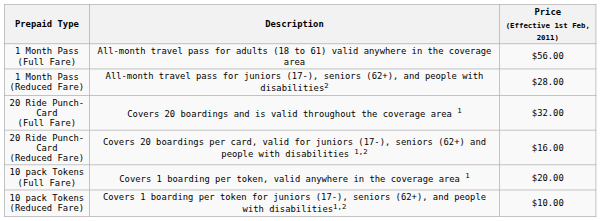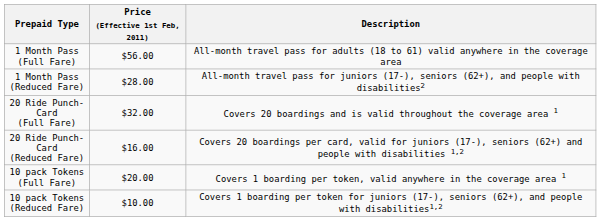columns swapped: (294, 24) <-> (548, 24)
